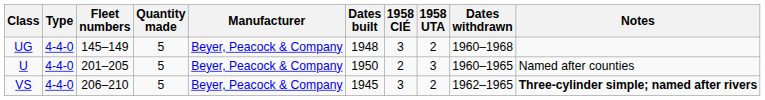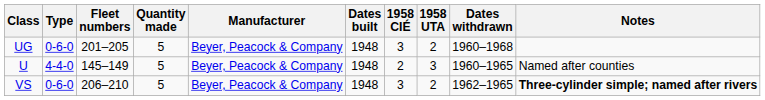(59, 47) 4-4-0 -> (59, 47) 0-6-0
(105, 47) 145–149 -> (105, 47) 201–205
(105, 66) 201–205 -> (105, 66) 145–149
(365, 66) 1950 -> (365, 66) 1948
(59, 85) 4-4-0 -> (59, 85) 0-6-0
(365, 85) 1945 -> (365, 85) 1948
